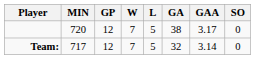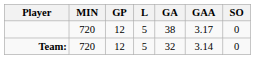- column: (132, 12)
(78, 46) 717 -> (87, 46) 720
